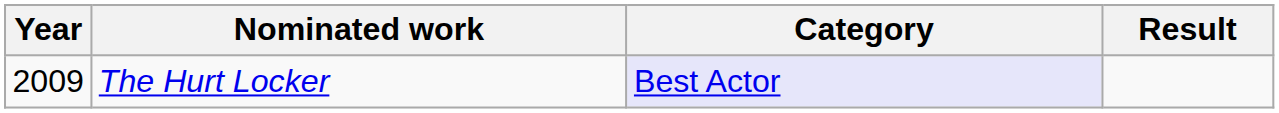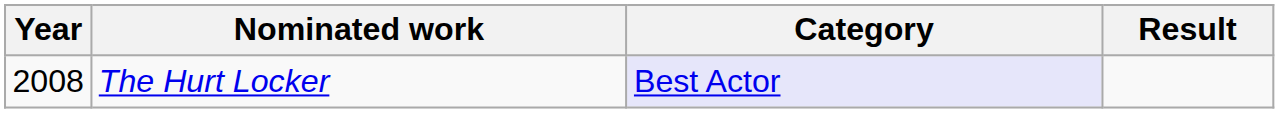(48, 81) 2009 -> (48, 81) 2008
